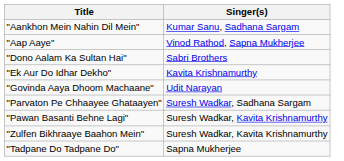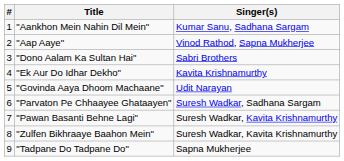+ column: (9, 12)
